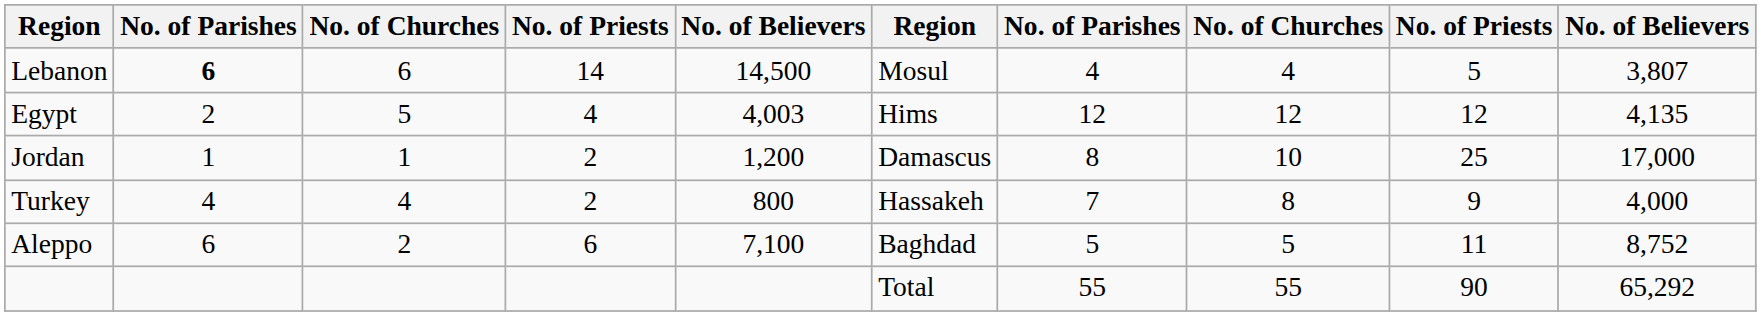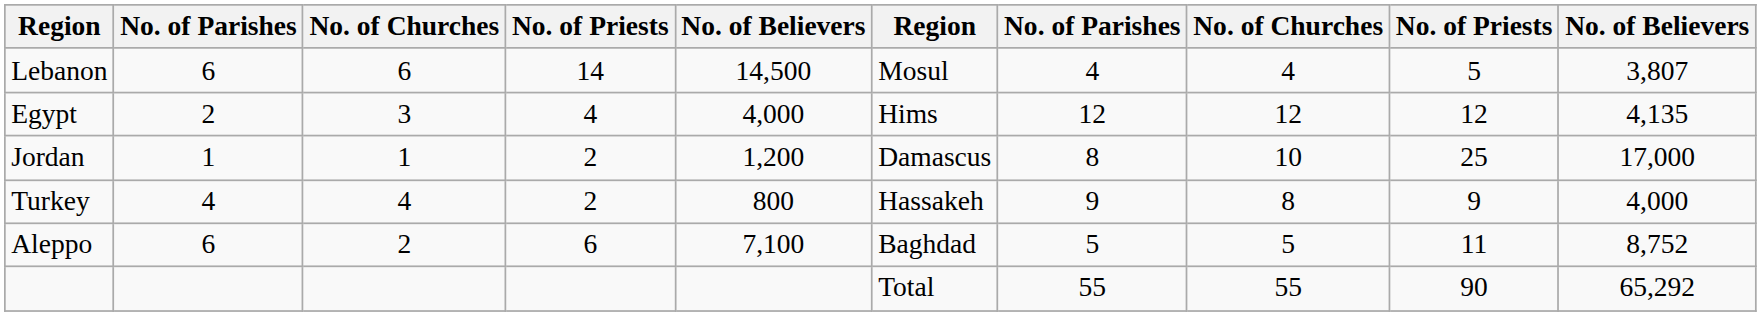(208, 69) bold -> (208, 69) normal
(404, 113) 5 -> (404, 113) 3
(773, 113) 4,003 -> (773, 113) 4,000
(1092, 200) 7 -> (1092, 200) 9
